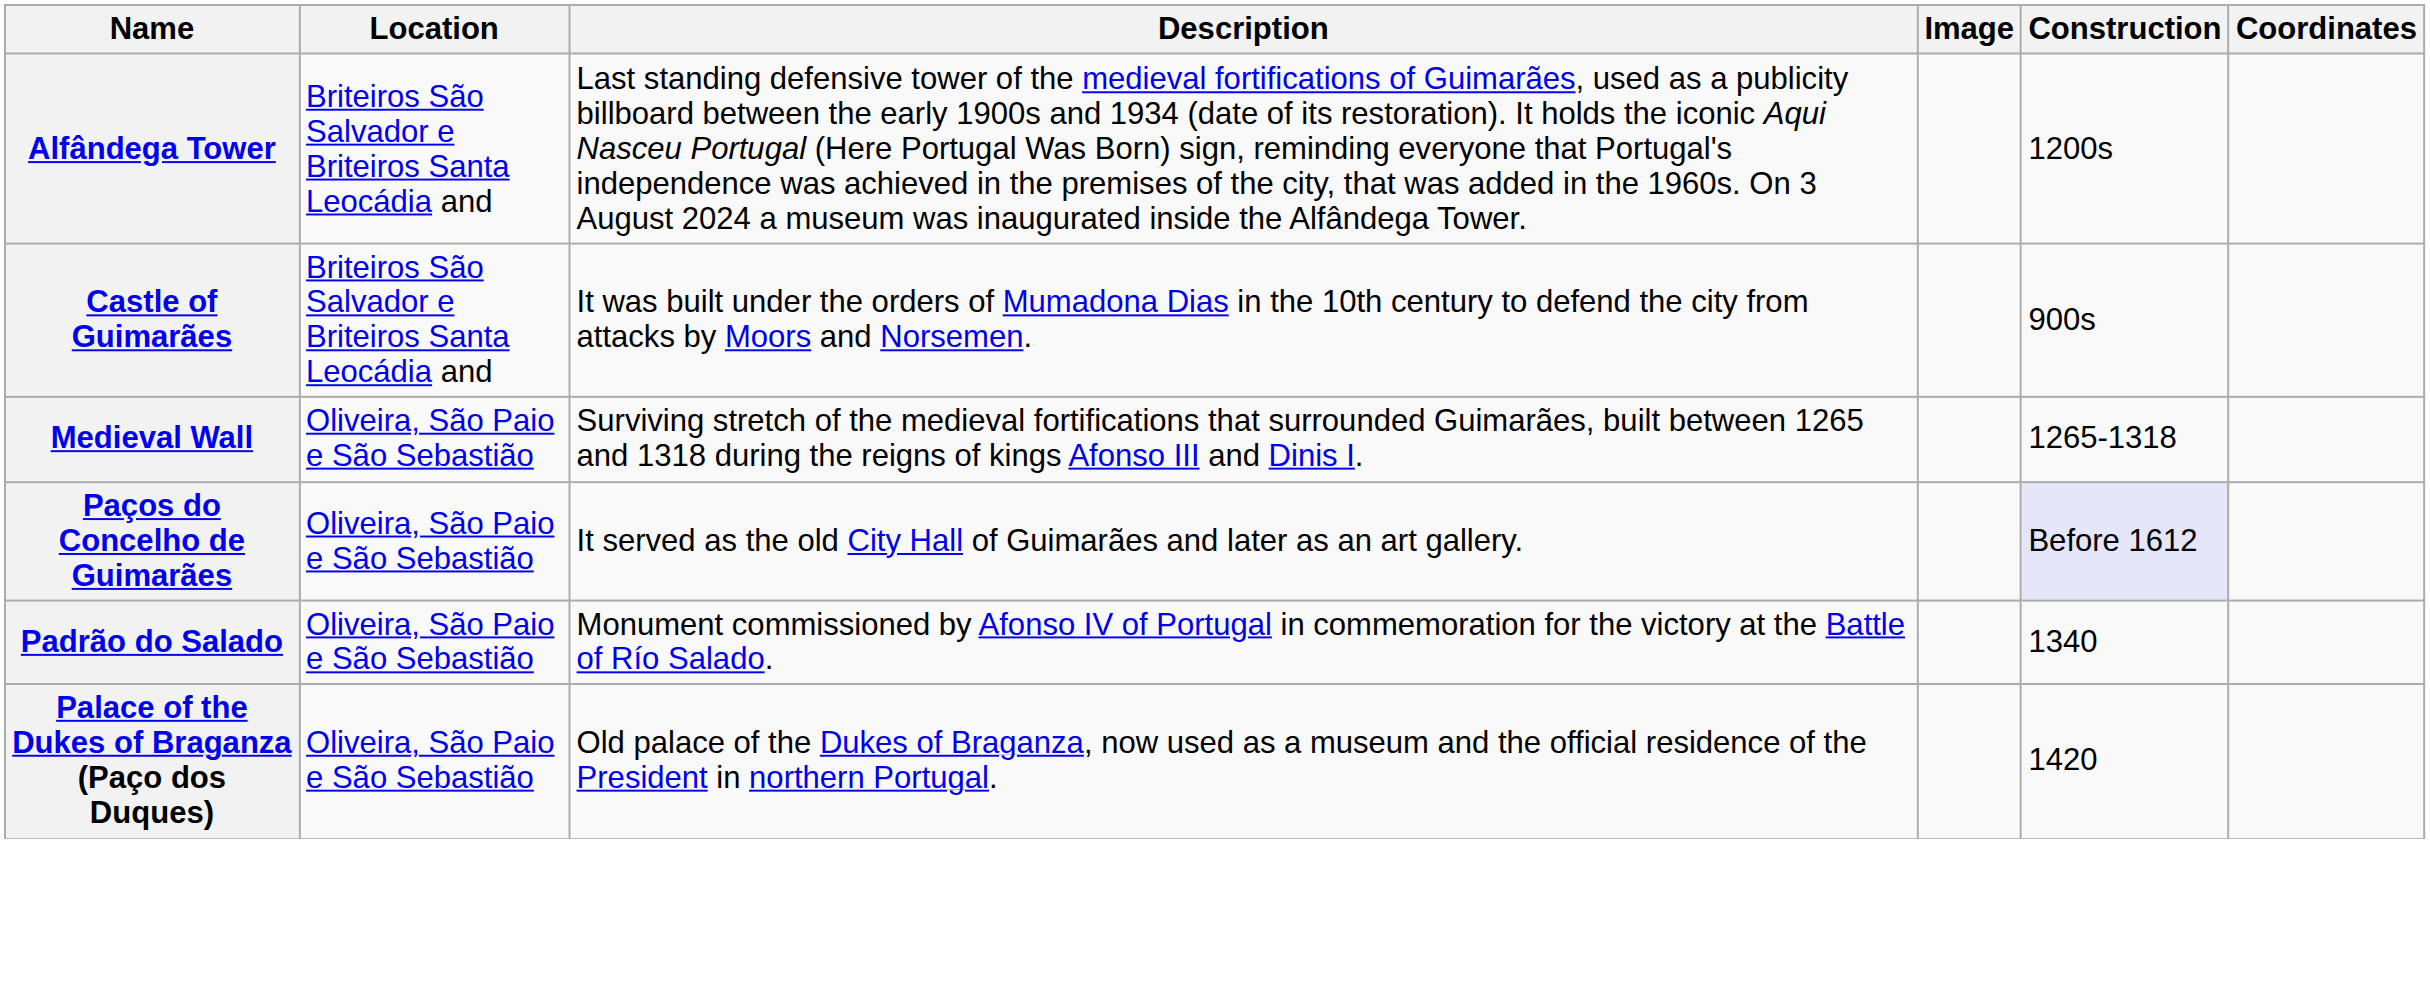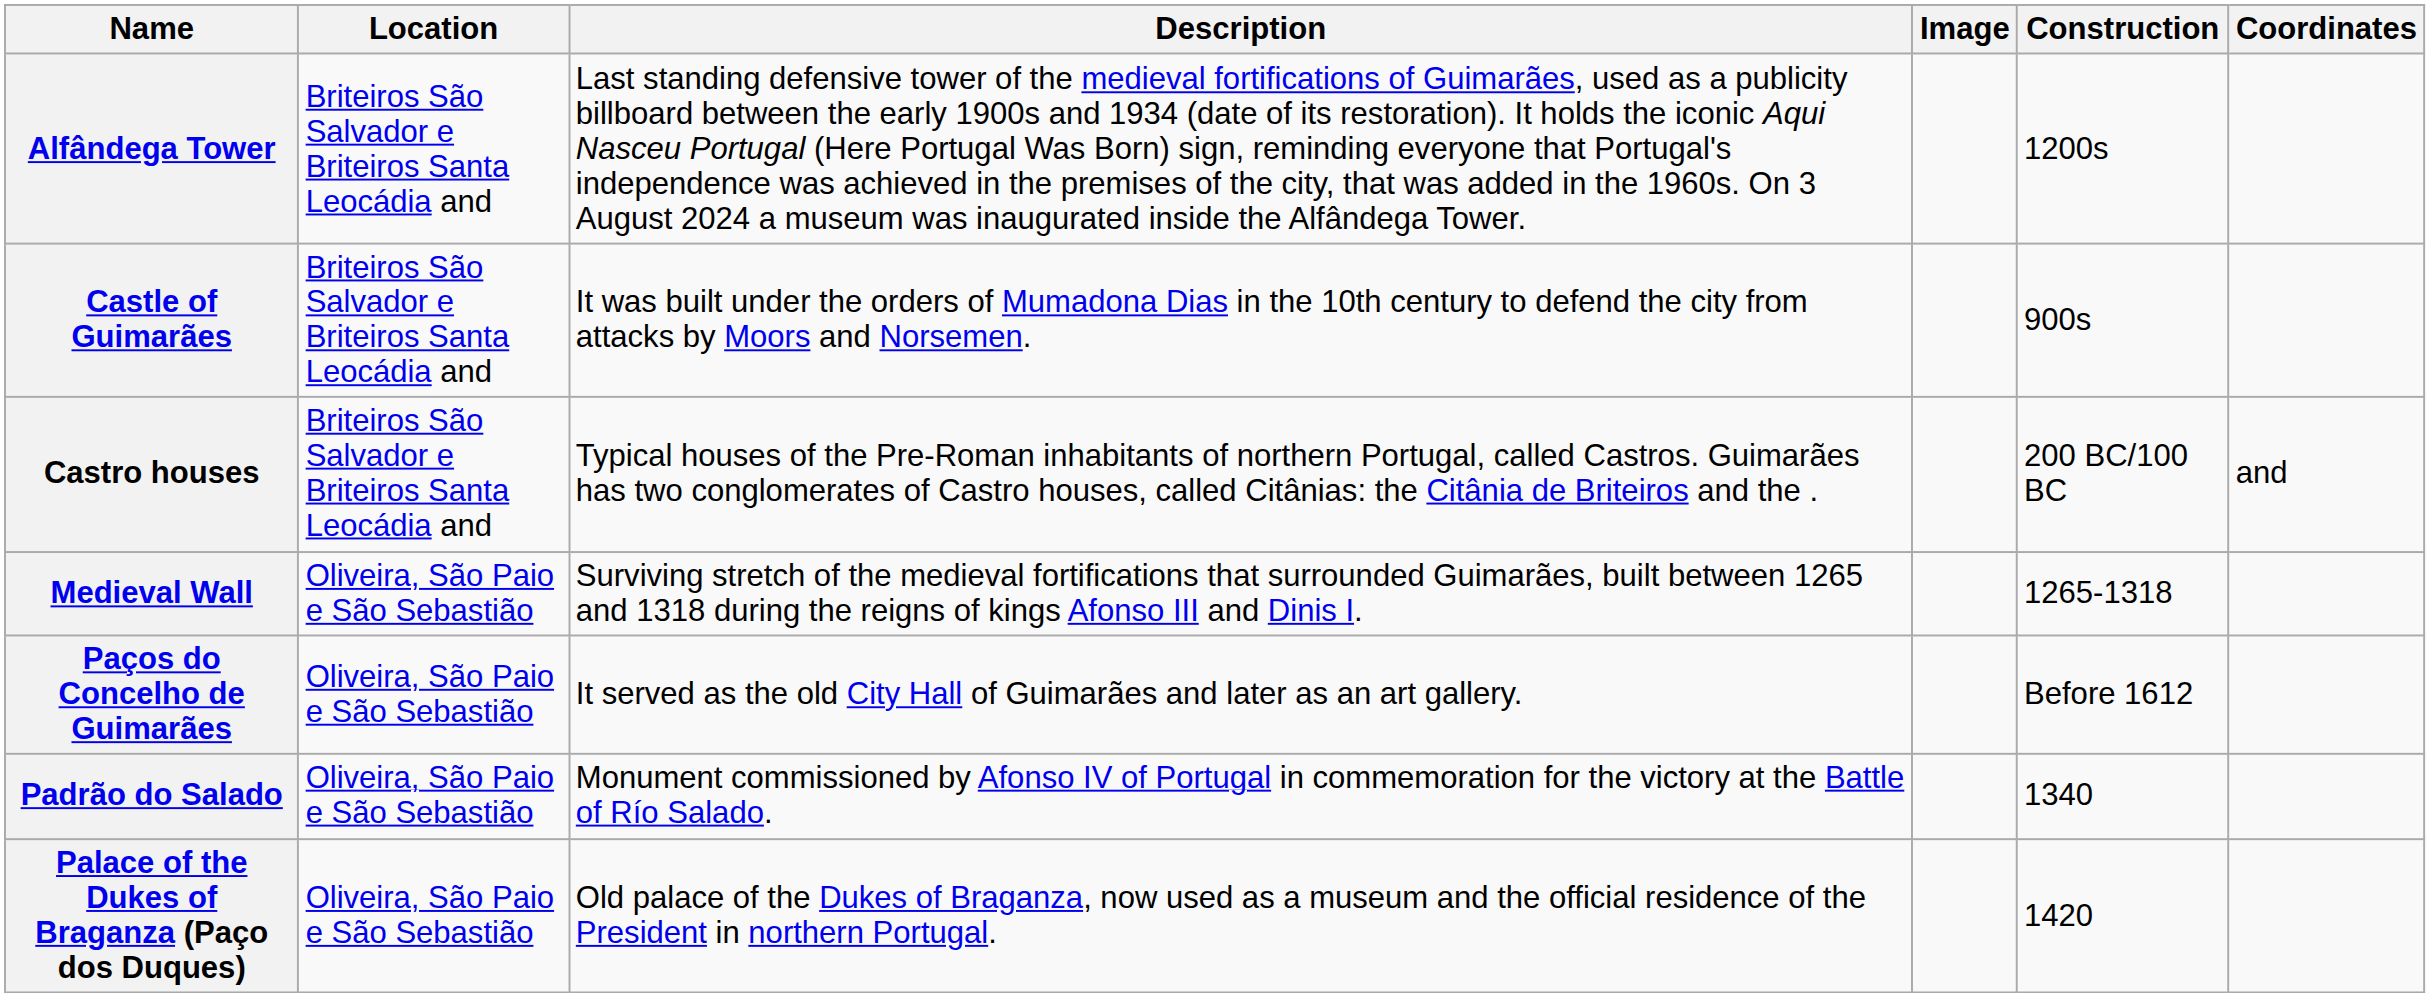+ row: (152, 473)
(2113, 540) lavender background -> (2109, 694) no background
